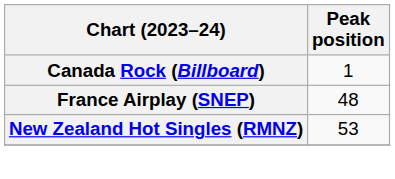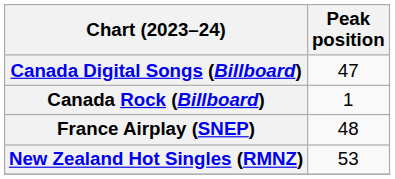+ row: (156, 70)
